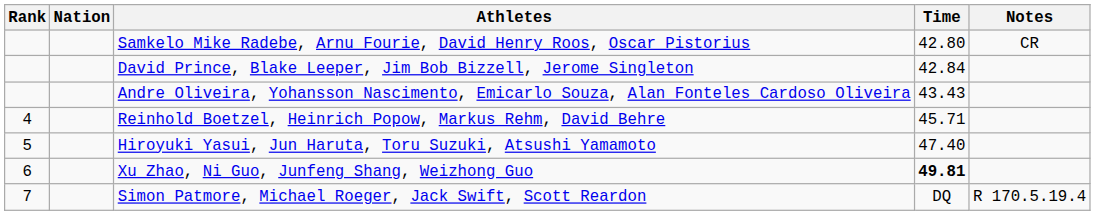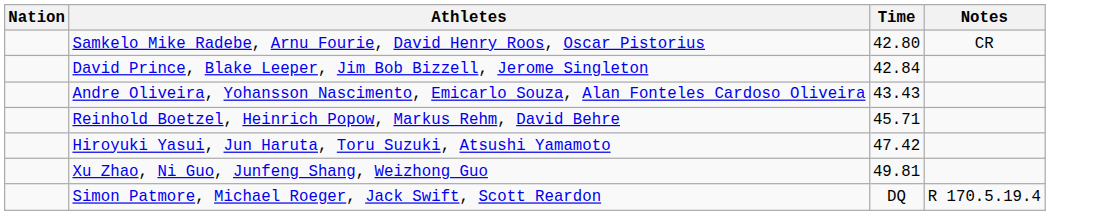- column: (27, 17)
(942, 146) 47.40 -> (897, 146) 47.42
(942, 171) bold -> (897, 171) normal
